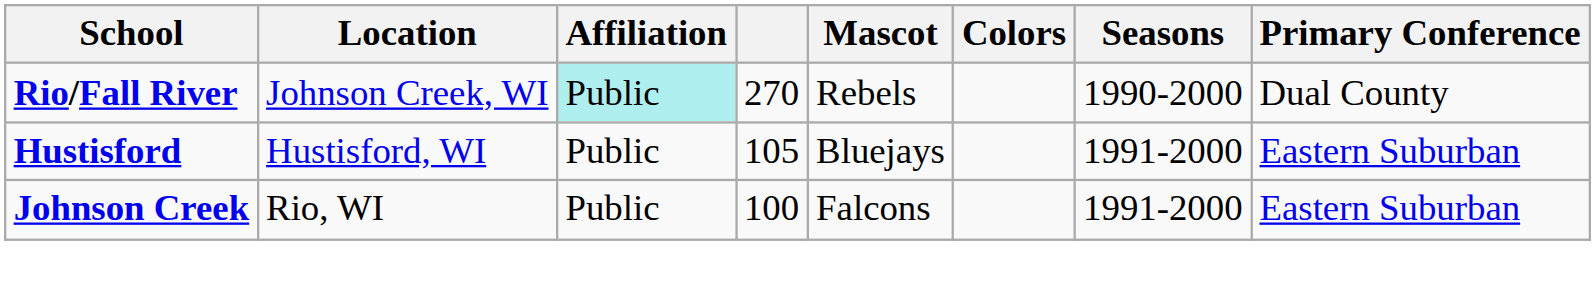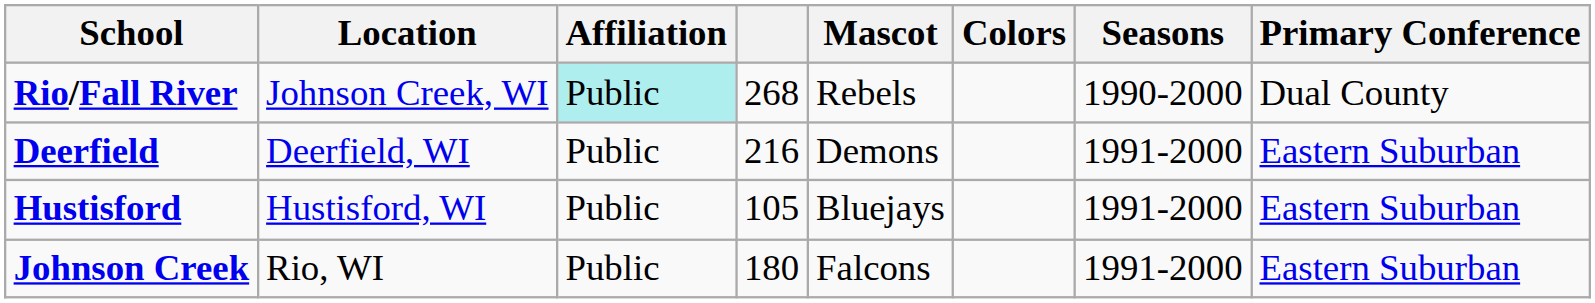(772, 92) 270 -> (772, 92) 268
+ row: (86, 150)
(772, 208) 100 -> (772, 267) 180
